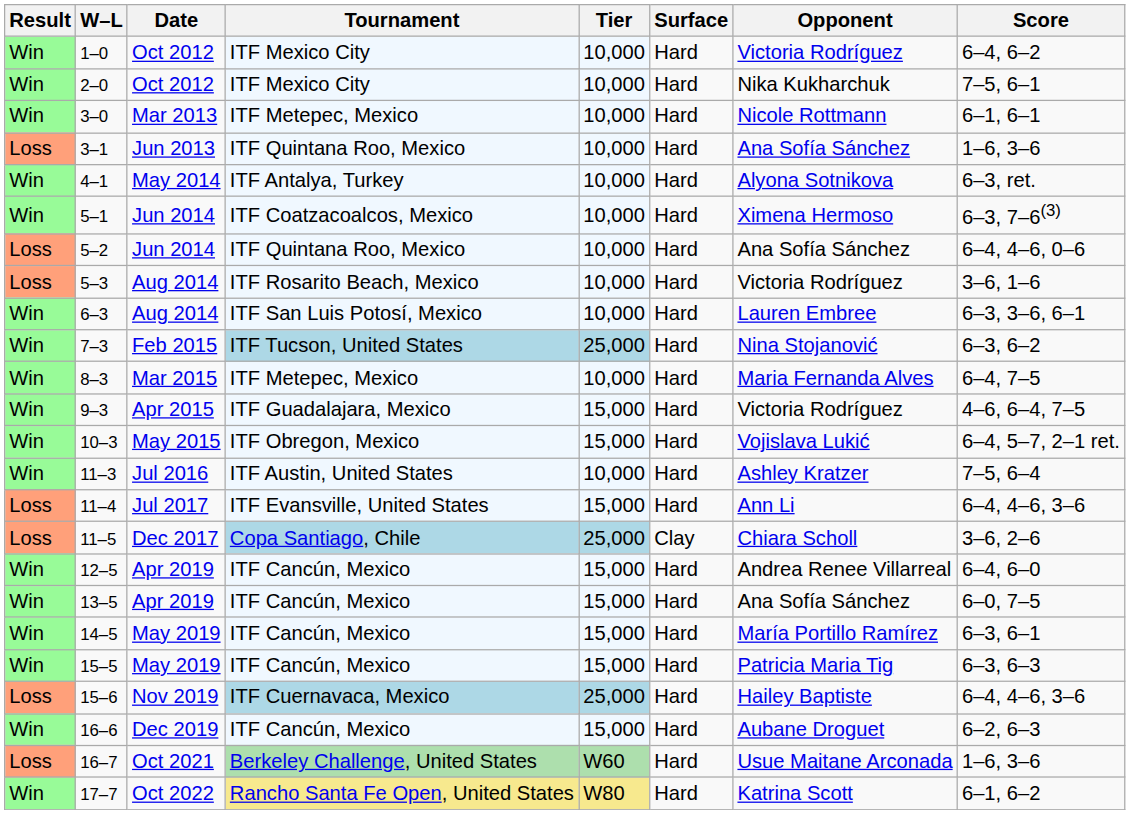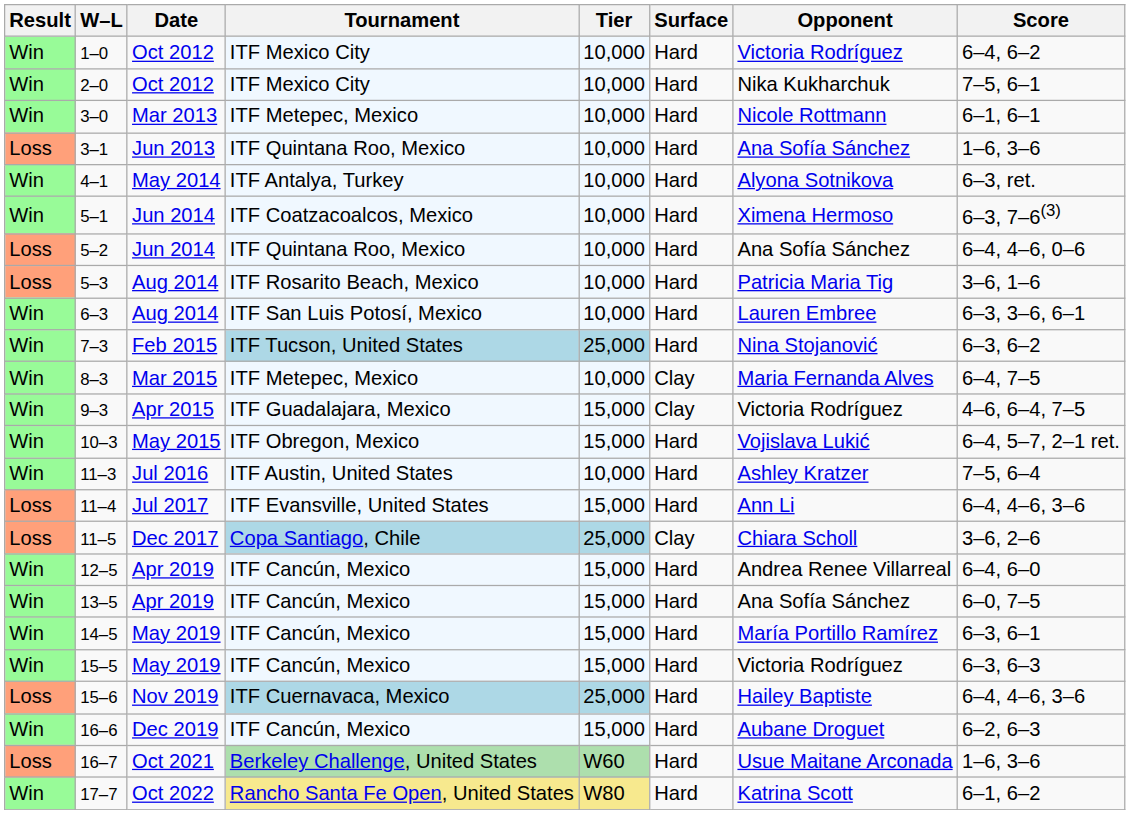(820, 281) Victoria Rodríguez -> (815, 281) Patricia Maria Tig
(676, 377) Hard -> (674, 377) Clay
(676, 409) Hard -> (674, 409) Clay
(815, 665) Patricia Maria Tig -> (820, 665) Victoria Rodríguez
